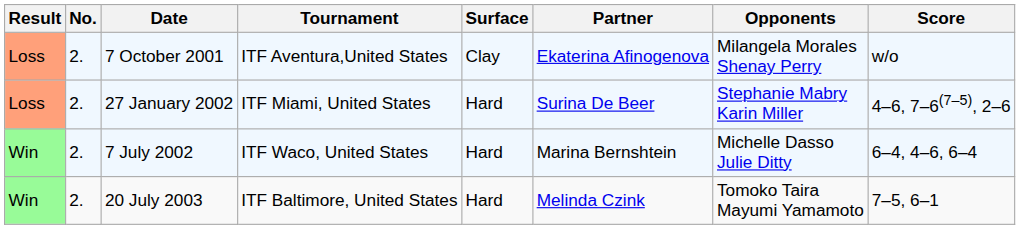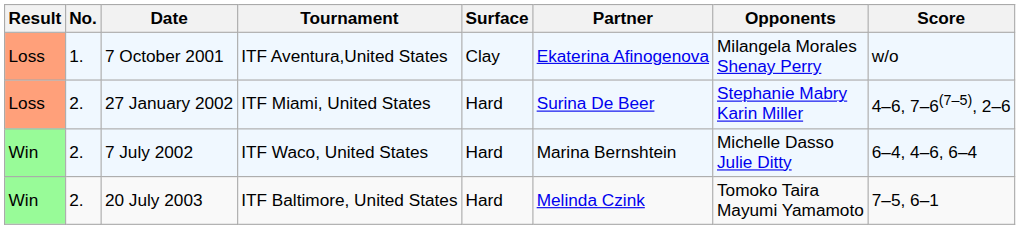(76, 55) 2. -> (76, 55) 1.
